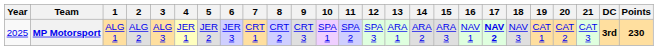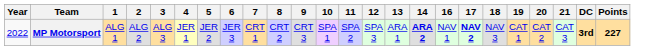- column: (446, 12)
(17, 32) 2025 -> (17, 32) 2022
(422, 32) normal -> (422, 32) bold
(636, 32) 230 -> (613, 32) 227
